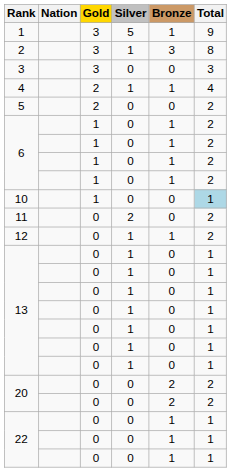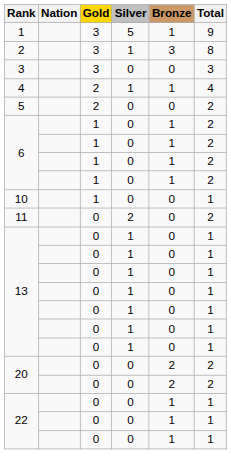(210, 198) lightblue background -> (210, 198) no background
- row: (21, 236)
